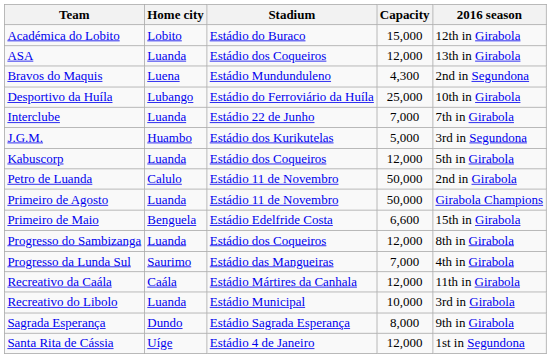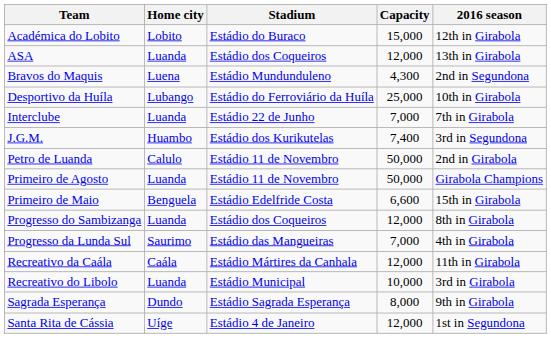(405, 138) 5,000 -> (405, 138) 7,400
- row: (35, 158)
